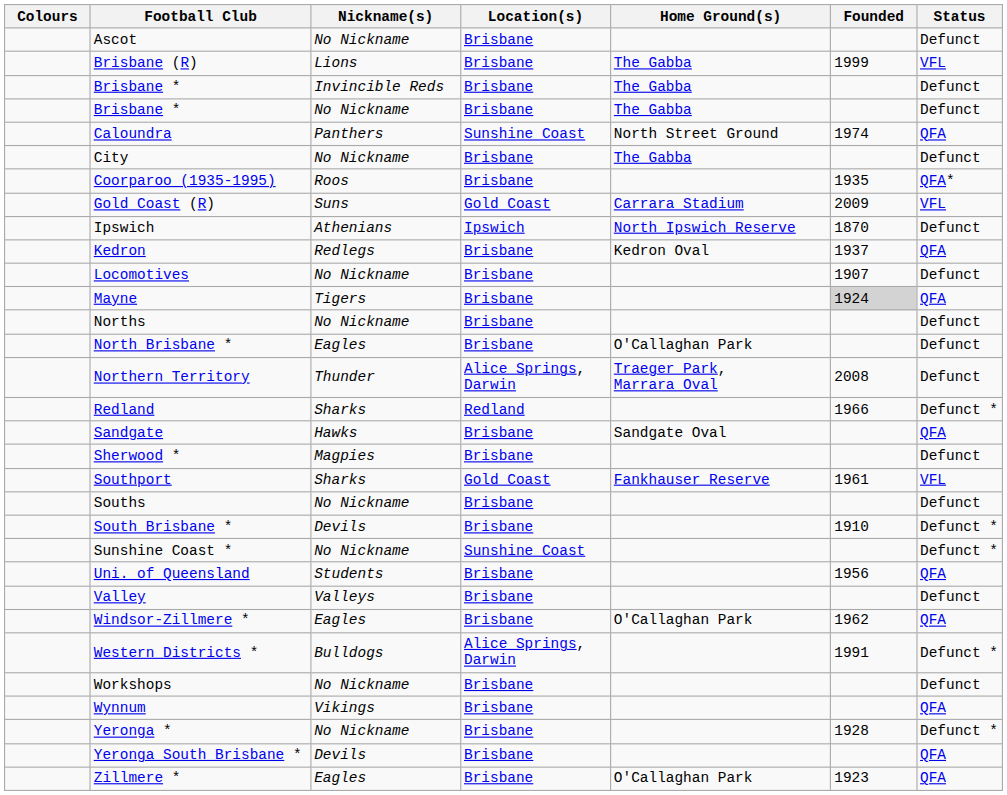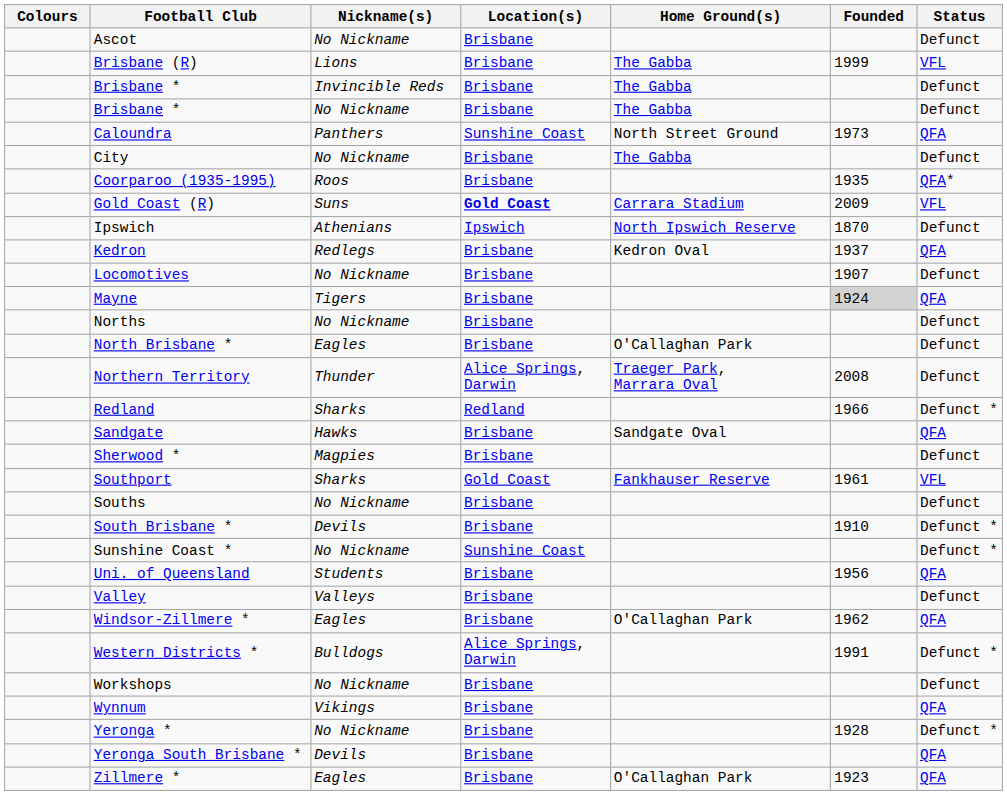(852, 134) 1974 -> (852, 134) 1973
(507, 204) normal -> (507, 204) bold
